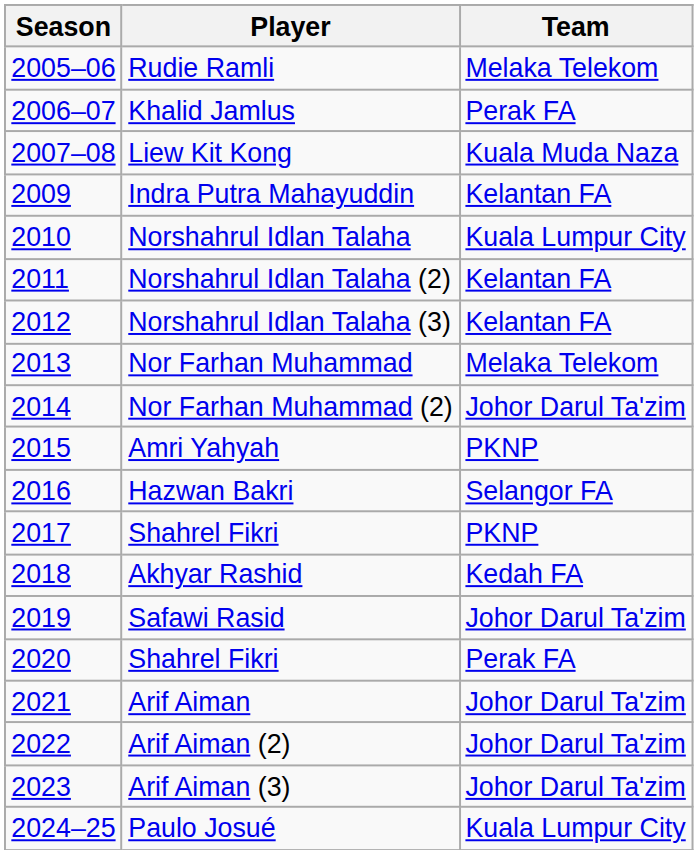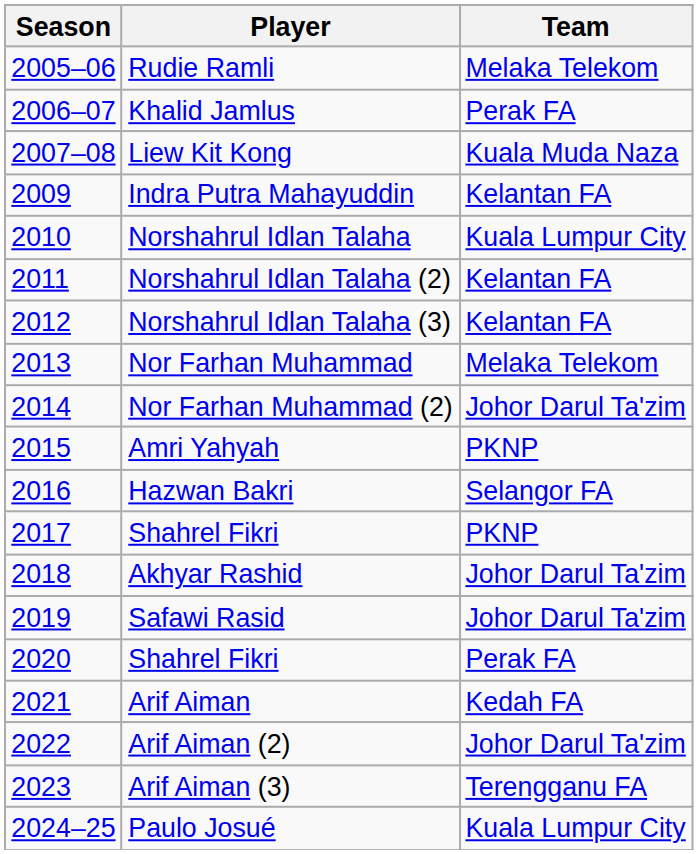(524, 575) Kedah FA -> (576, 575) Johor Darul Ta'zim
(576, 701) Johor Darul Ta'zim -> (524, 701) Kedah FA
(576, 786) Johor Darul Ta'zim -> (556, 786) Terengganu FA
